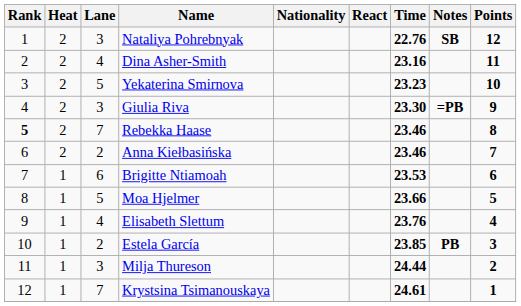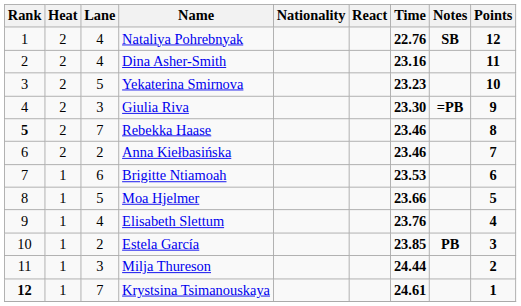(100, 38) 3 -> (100, 38) 4
(25, 289) normal -> (25, 289) bold
